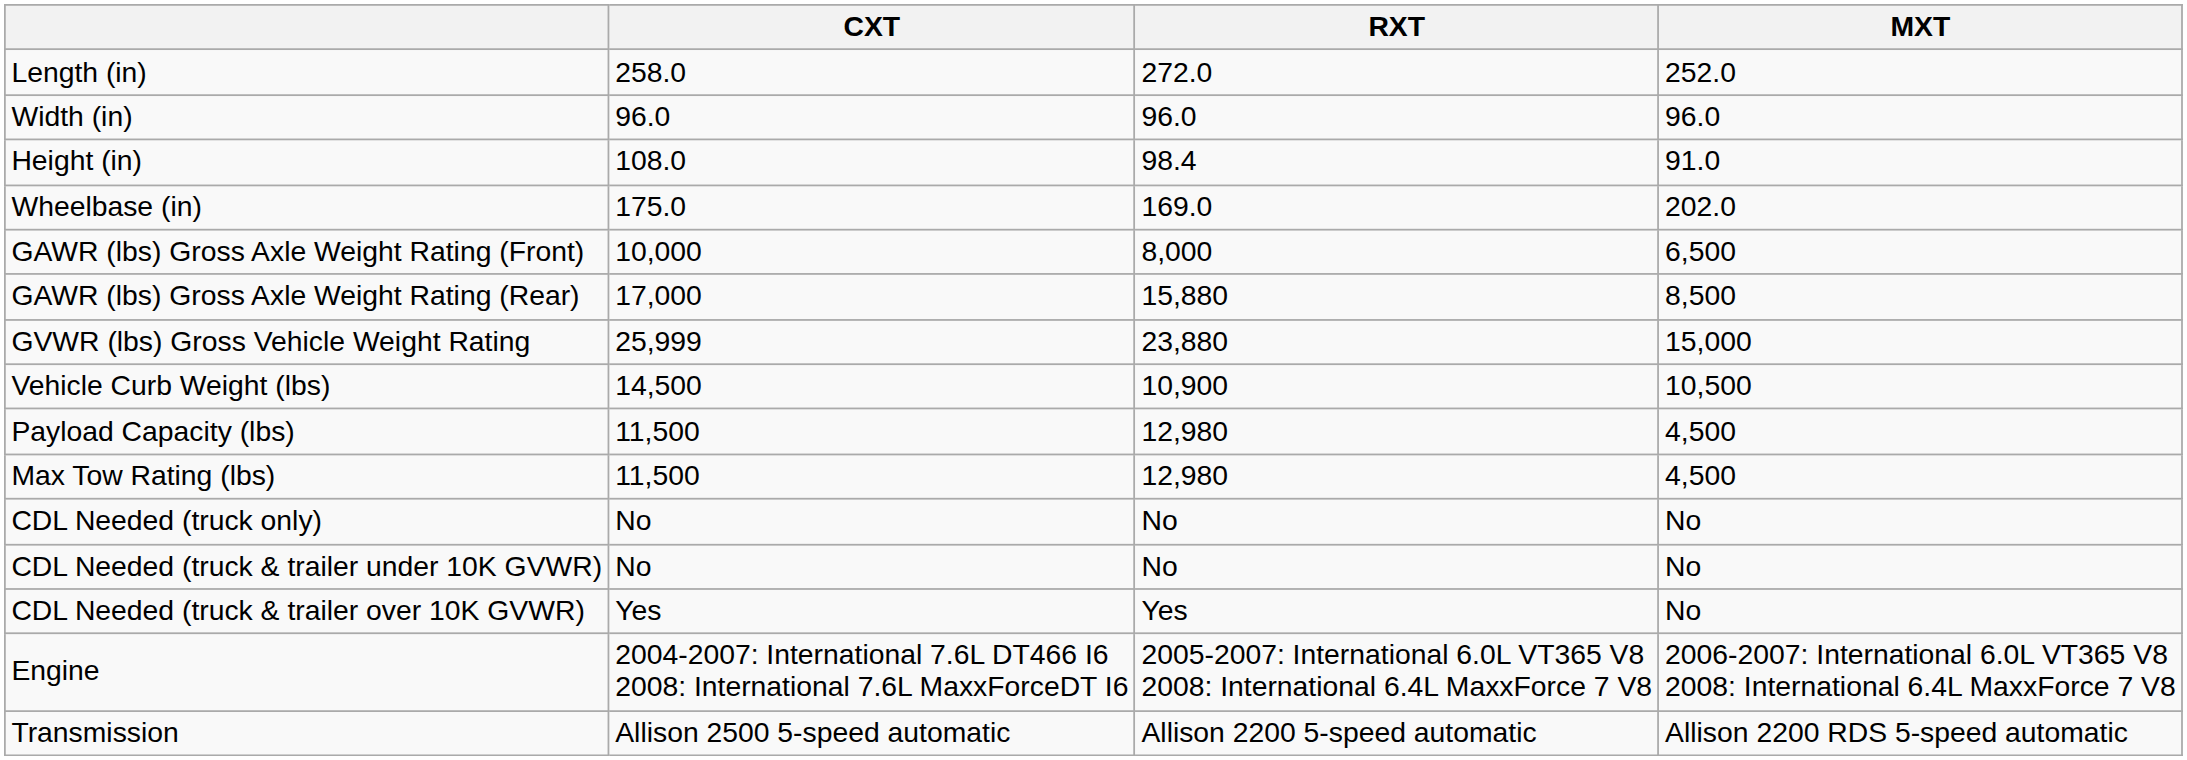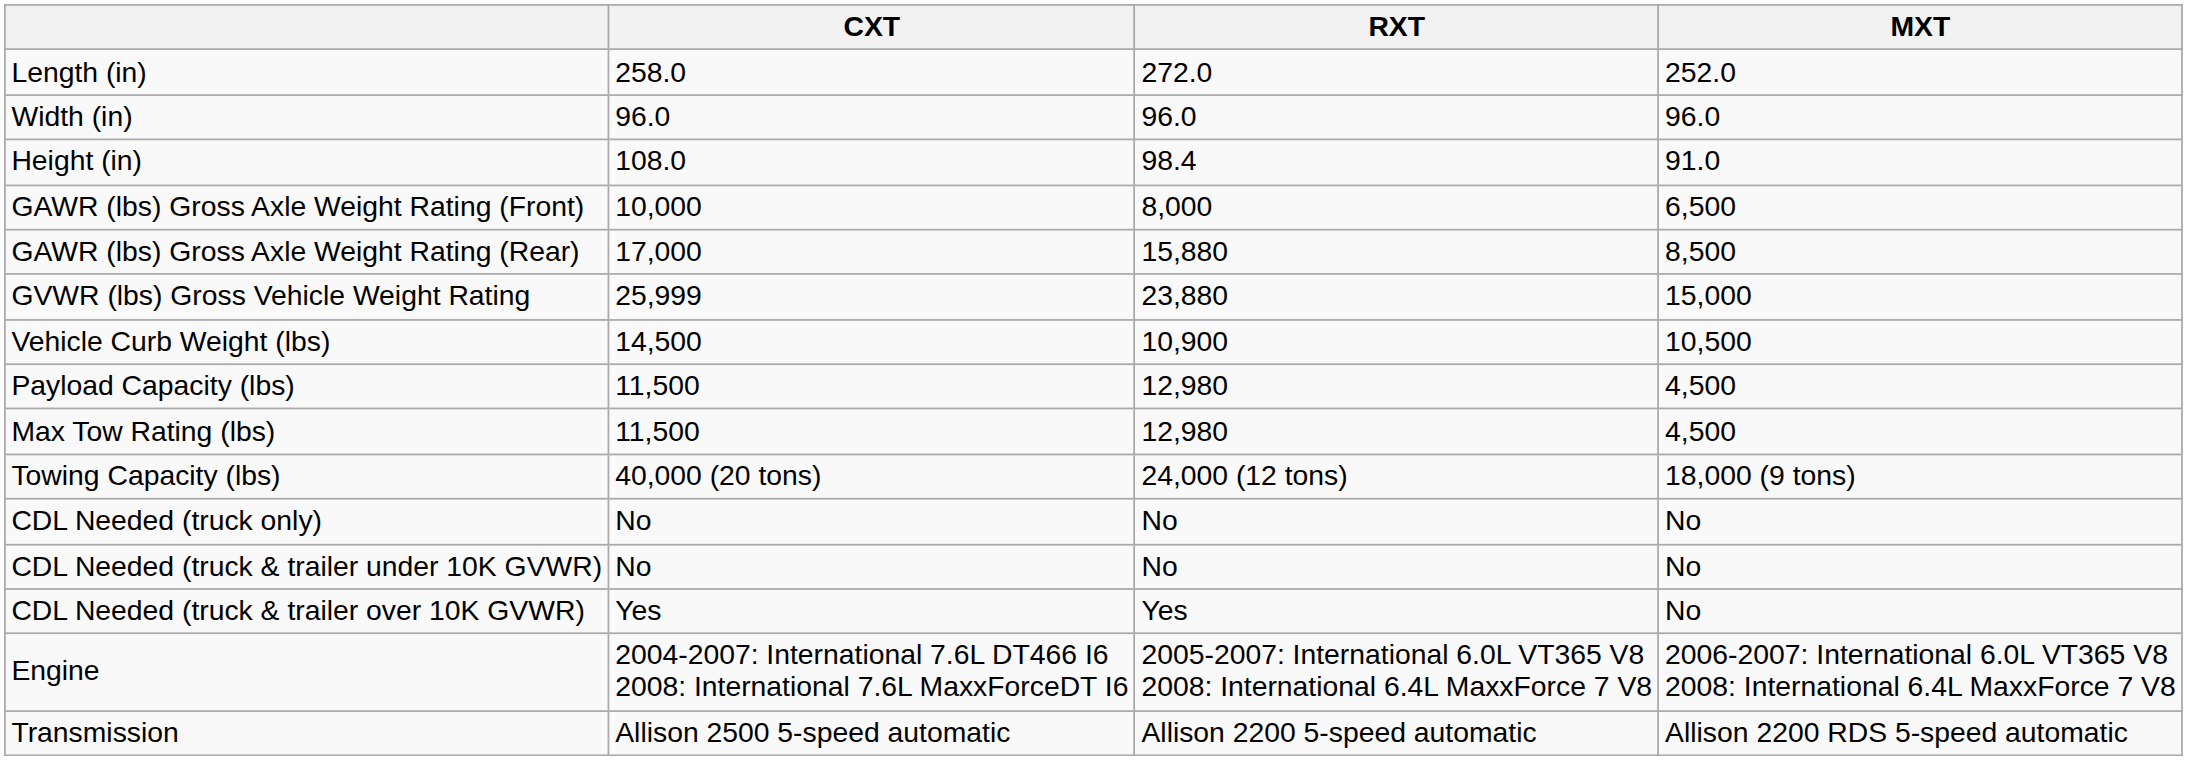- row: (107, 206)
+ row: (146, 476)
